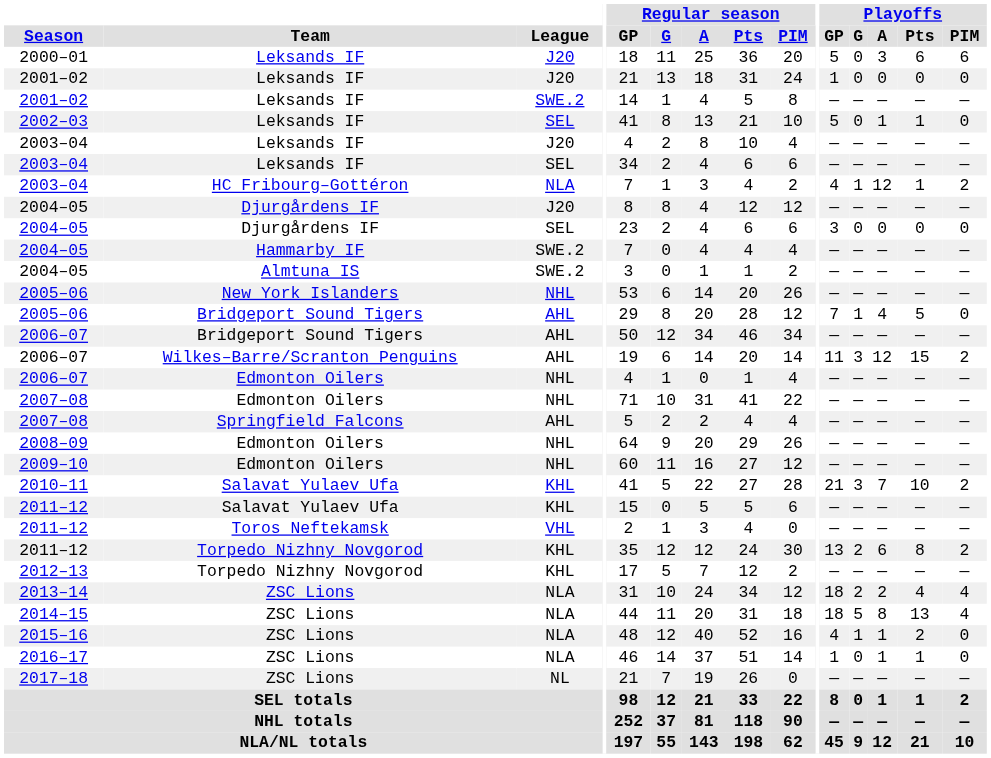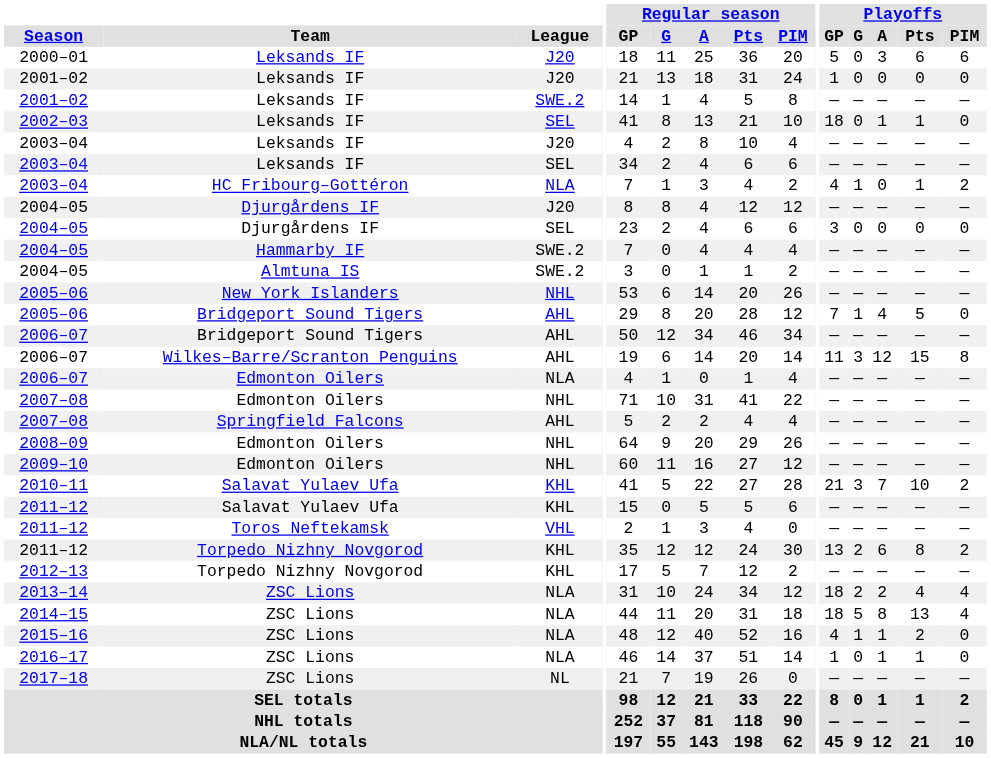(834, 122) 5 -> (834, 122) 18
(882, 186) 12 -> (882, 186) 0
(964, 357) 2 -> (964, 357) 8
(560, 379) NHL -> (560, 379) NLA
